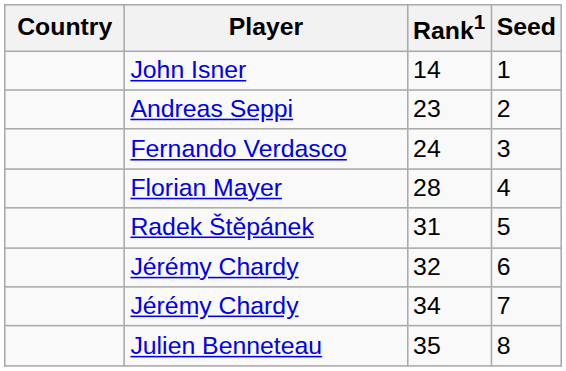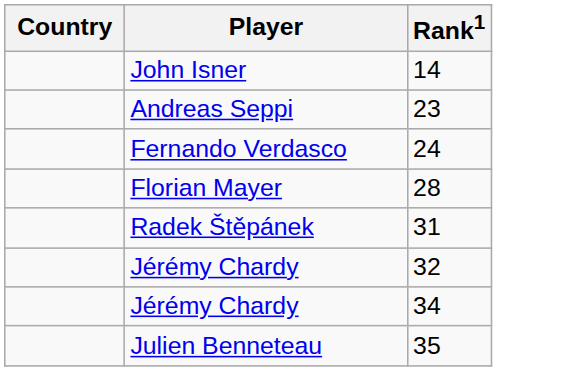- column: (526, 27)
